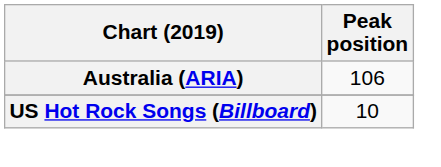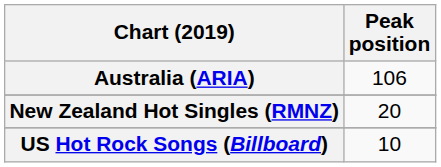+ row: (174, 111)
